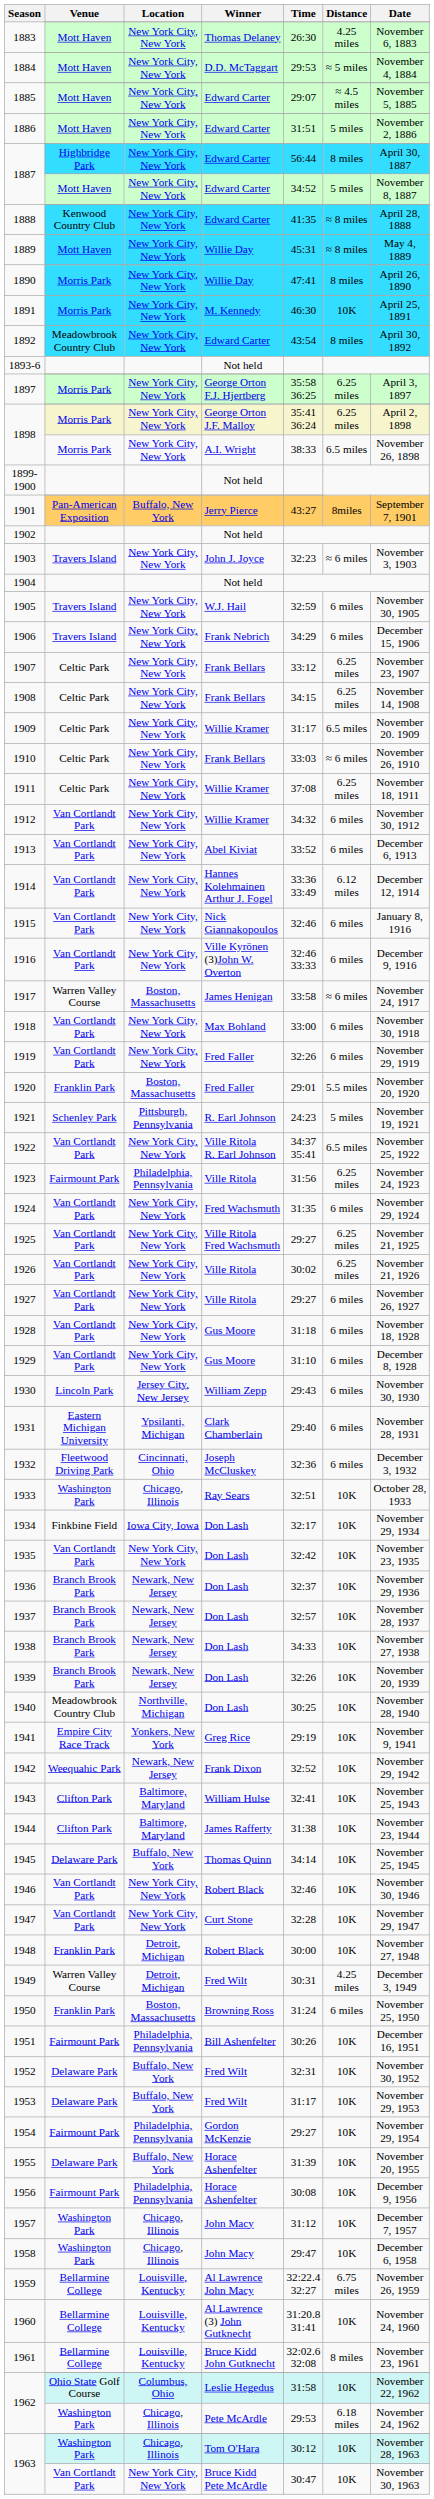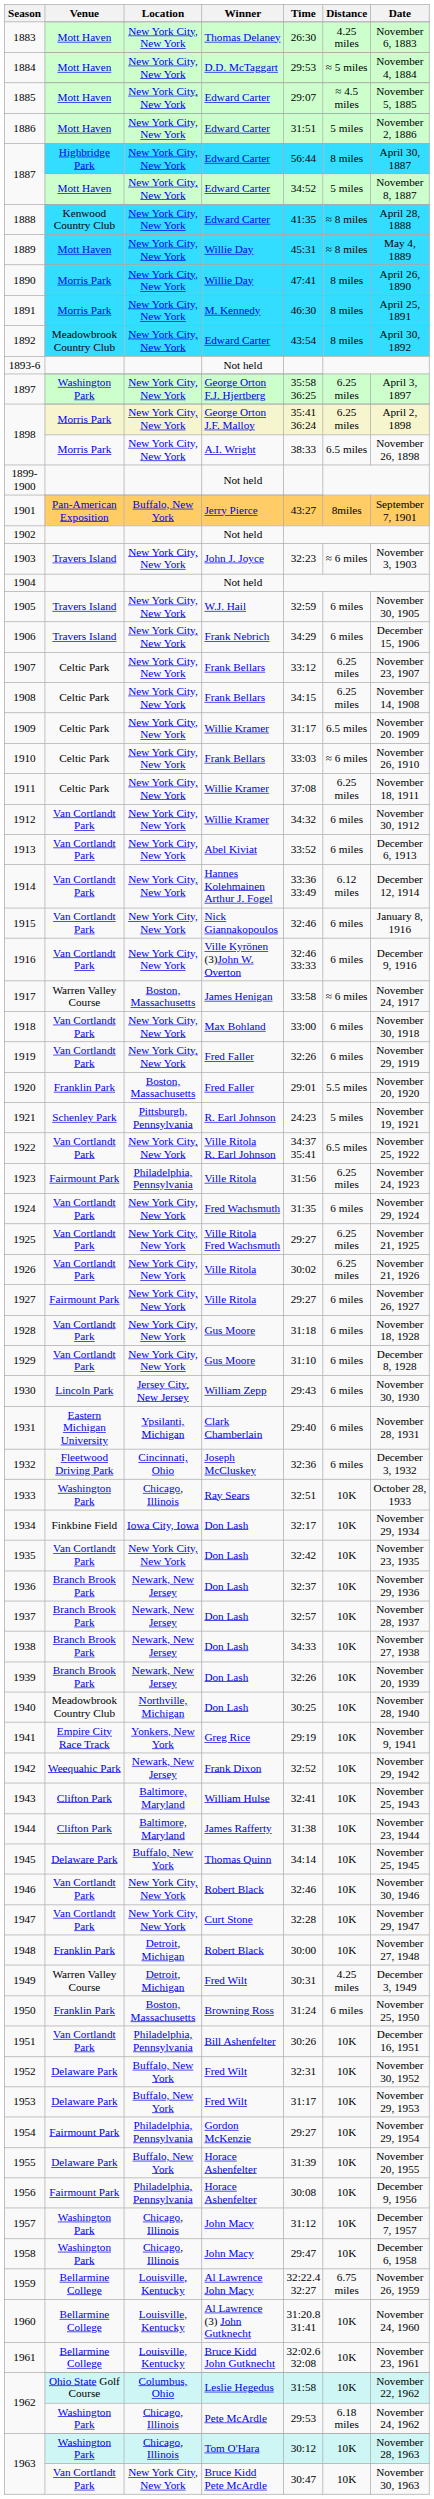(347, 310) 10K -> (347, 310) 8 miles
(84, 389) Morris Park -> (84, 389) Washington Park
(84, 1300) Van Cortlandt Park -> (84, 1300) Fairmount Park
(84, 2041) Fairmount Park -> (84, 2041) Van Cortlandt Park
(347, 2357) 8 miles -> (347, 2357) 10K
